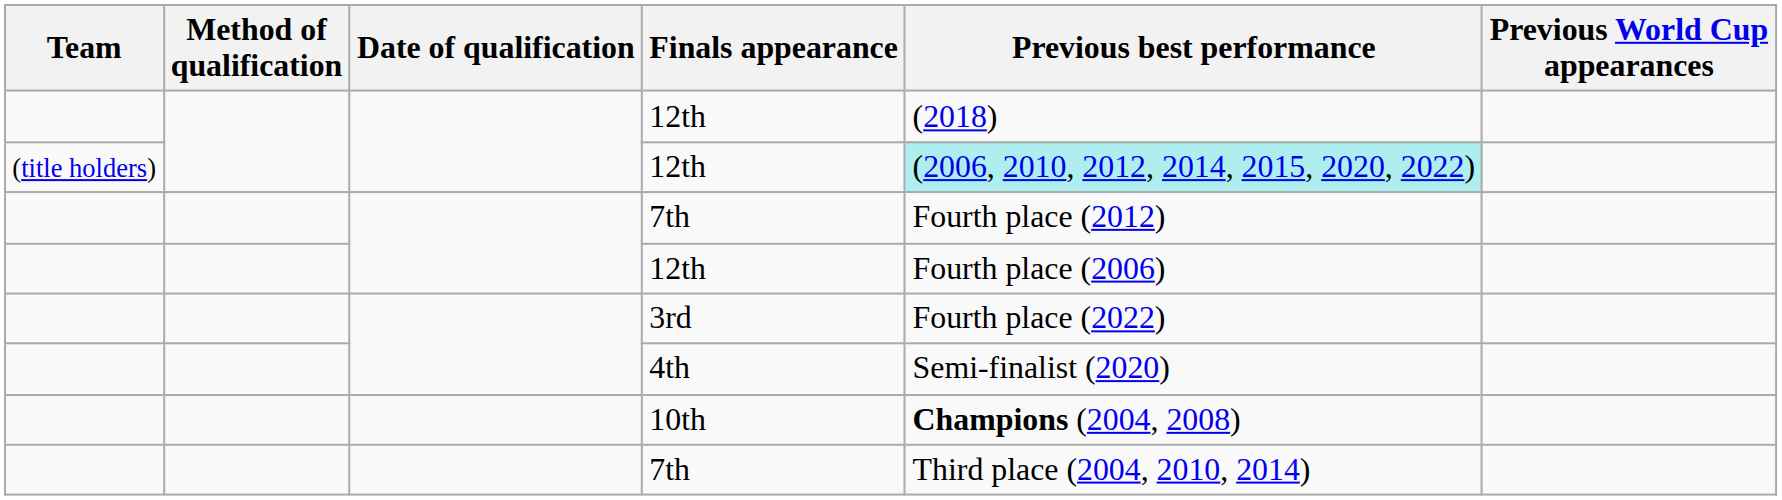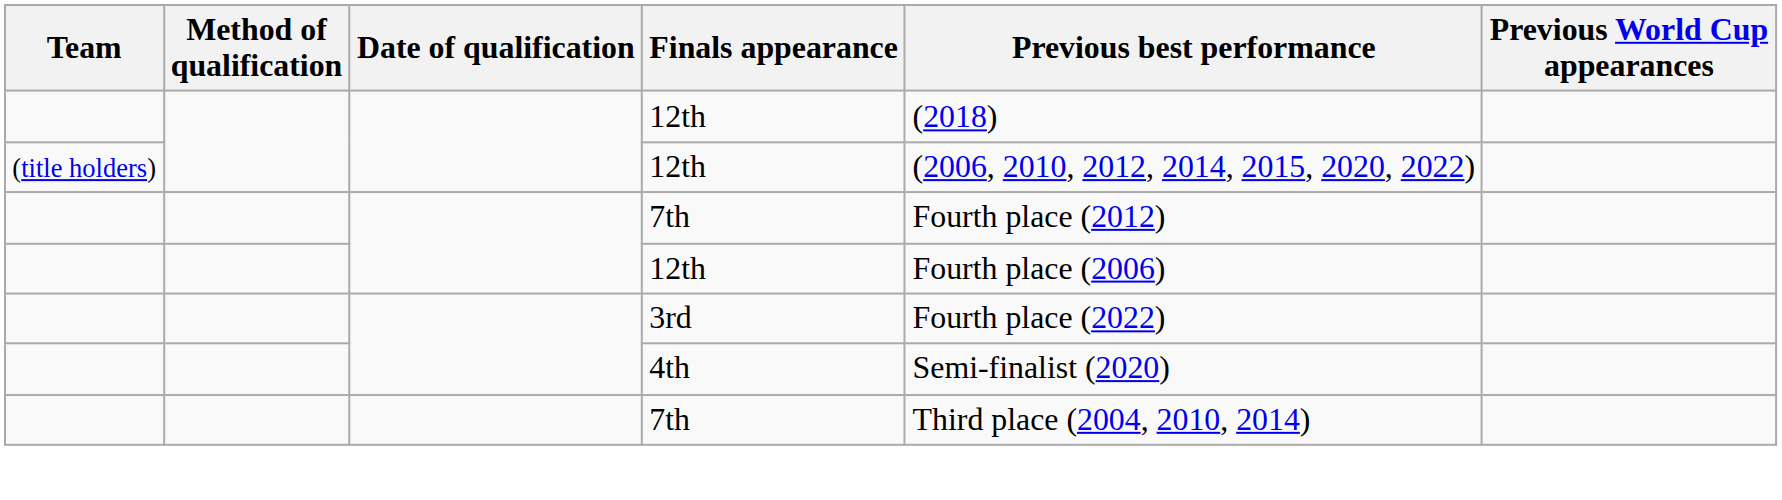(1194, 166) paleturquoise background -> (1194, 166) no background
- row: (84, 420)
